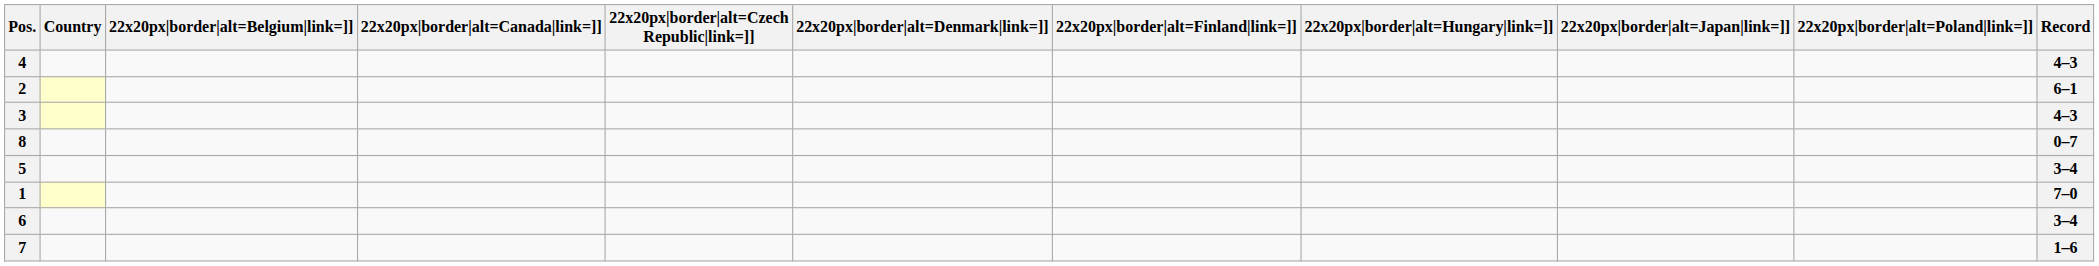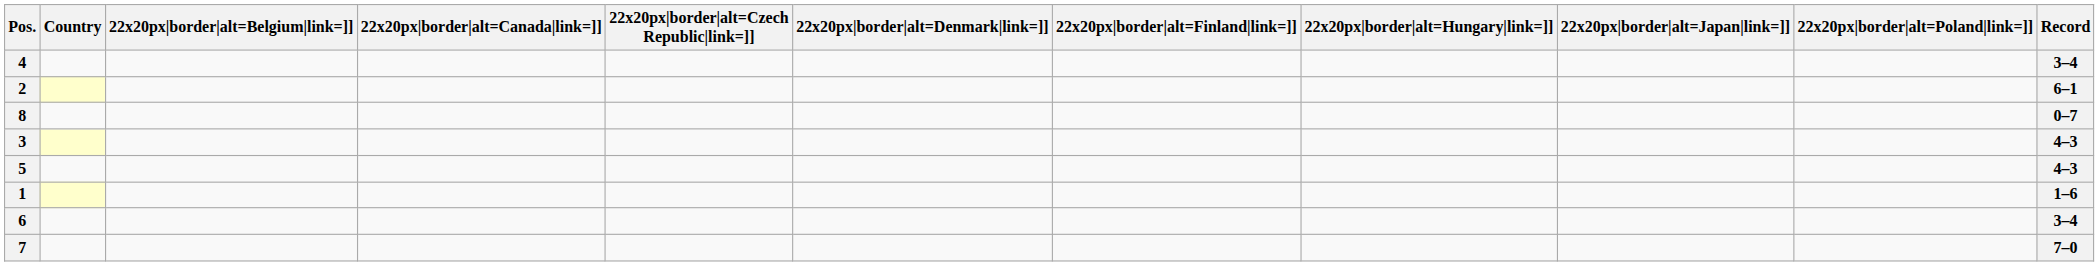(2066, 63) 4–3 -> (2066, 63) 3–4
rows swapped: (22, 116) <-> (22, 142)
(2066, 168) 3–4 -> (2066, 168) 4–3
(2066, 195) 7–0 -> (2066, 195) 1–6
(2066, 247) 1–6 -> (2066, 247) 7–0
